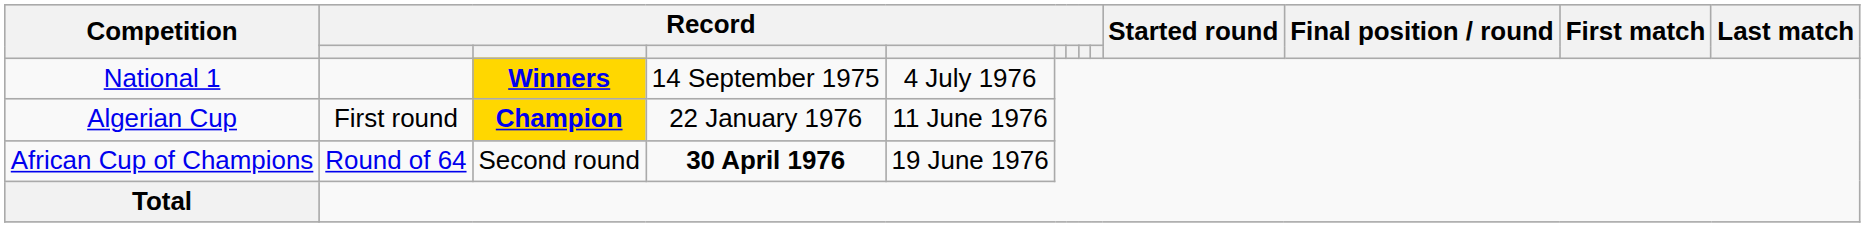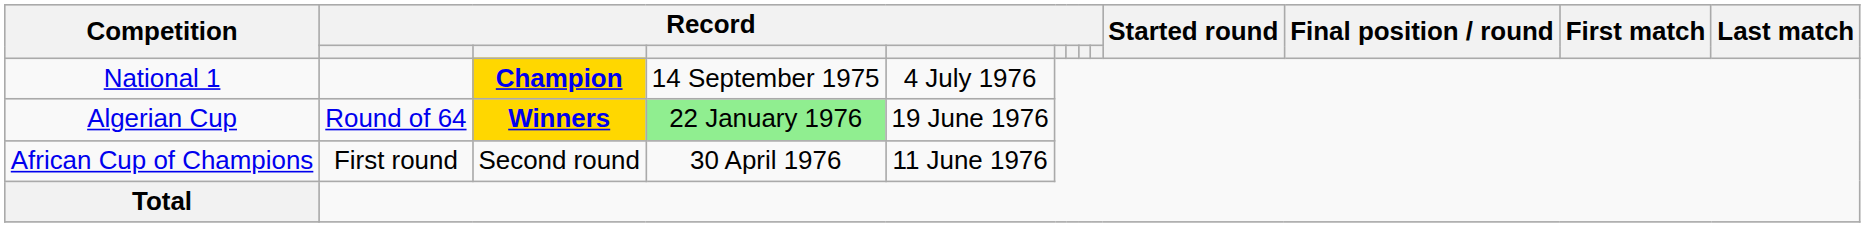(559, 78) Winners -> (559, 78) Champion
(396, 119) First round -> (396, 119) Round of 64
(559, 119) Champion -> (559, 119) Winners
(766, 119) no background -> (766, 119) lightgreen background
(970, 119) 11 June 1976 -> (970, 119) 19 June 1976
(396, 160) Round of 64 -> (396, 160) First round
(766, 160) bold -> (766, 160) normal
(970, 160) 19 June 1976 -> (970, 160) 11 June 1976
